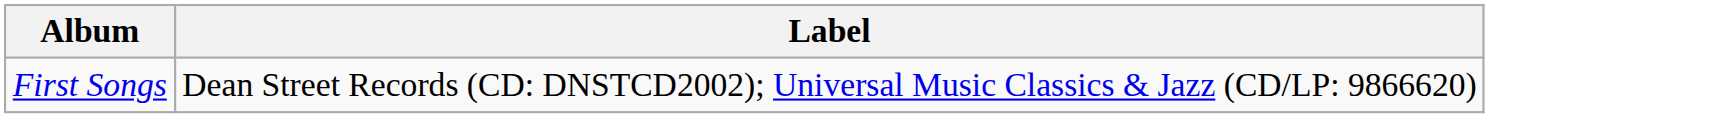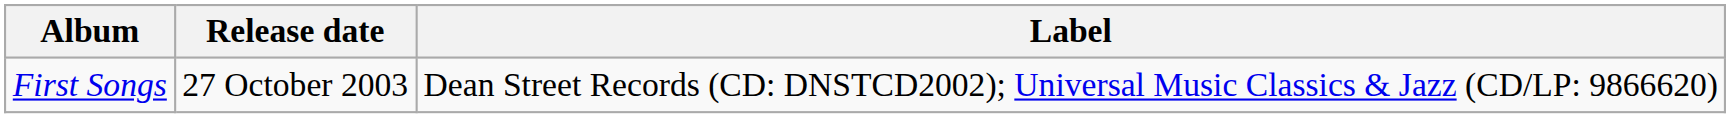+ column: (295, 31)
